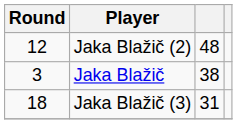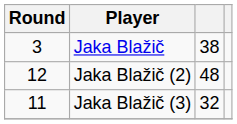rows swapped: (119, 75) <-> (132, 47)
(37, 103) 18 -> (37, 103) 11
(209, 103) 31 -> (209, 103) 32
